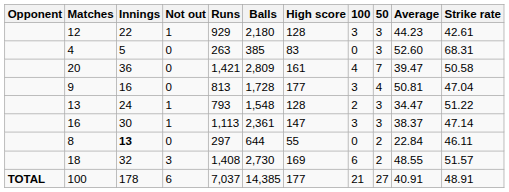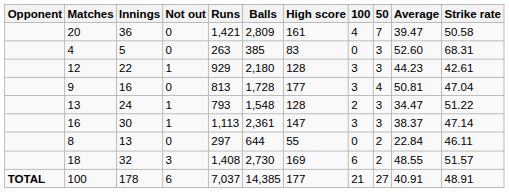rows swapped: (74, 68) <-> (74, 32)
(125, 142) bold -> (125, 142) normal
